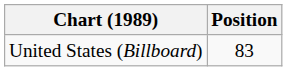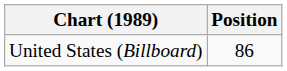(244, 50) 83 -> (244, 50) 86
